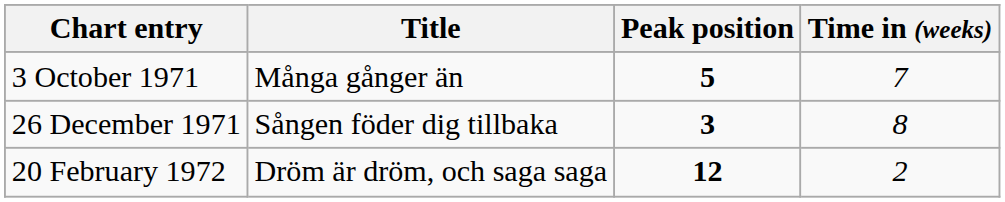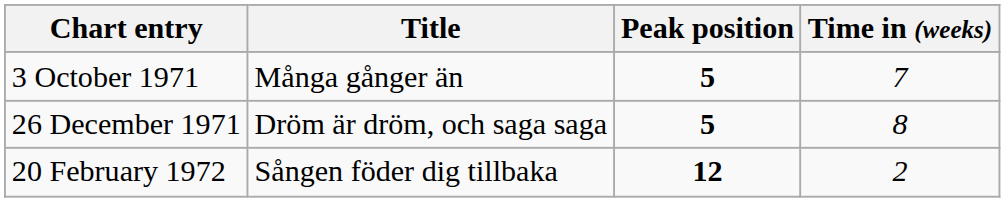(406, 123) Sången föder dig tillbaka -> (431, 123) Dröm är dröm, och saga saga
(707, 123) 3 -> (707, 123) 5
(431, 171) Dröm är dröm, och saga saga -> (406, 171) Sången föder dig tillbaka
